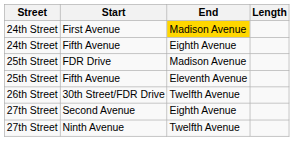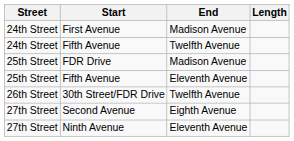(208, 29) gold background -> (208, 29) no background
(203, 45) Eighth Avenue -> (205, 45) Twelfth Avenue
(205, 128) Twelfth Avenue -> (208, 128) Eleventh Avenue
